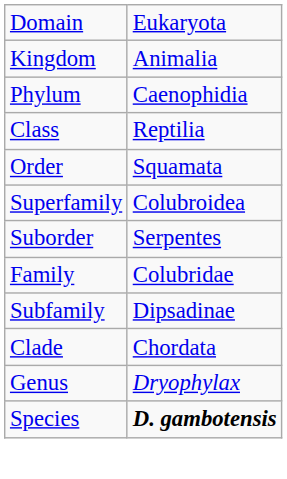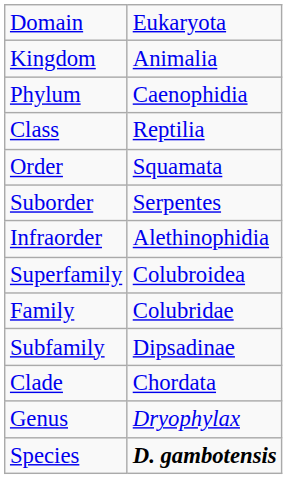rows swapped: (52, 238) <-> (66, 202)
+ row: (56, 238)
